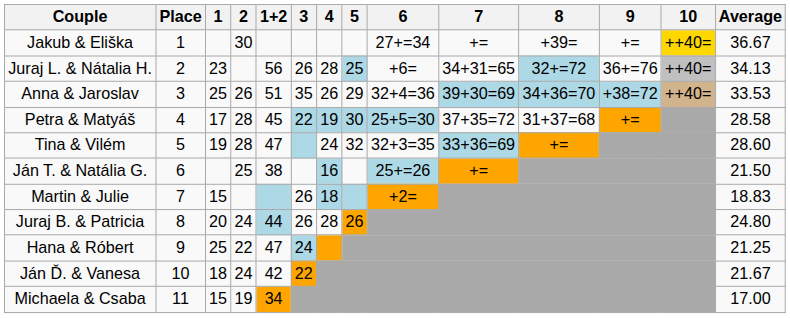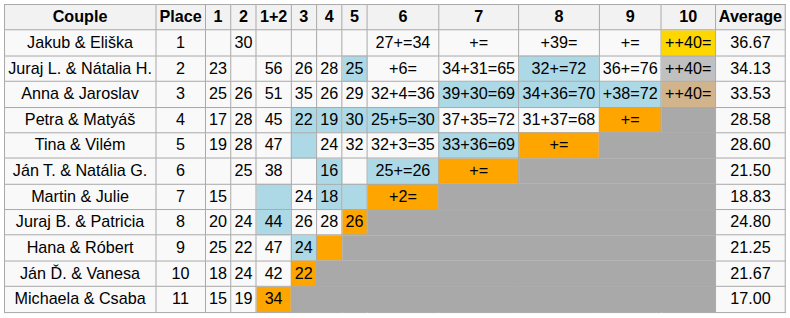(304, 196) 26 -> (304, 196) 24
